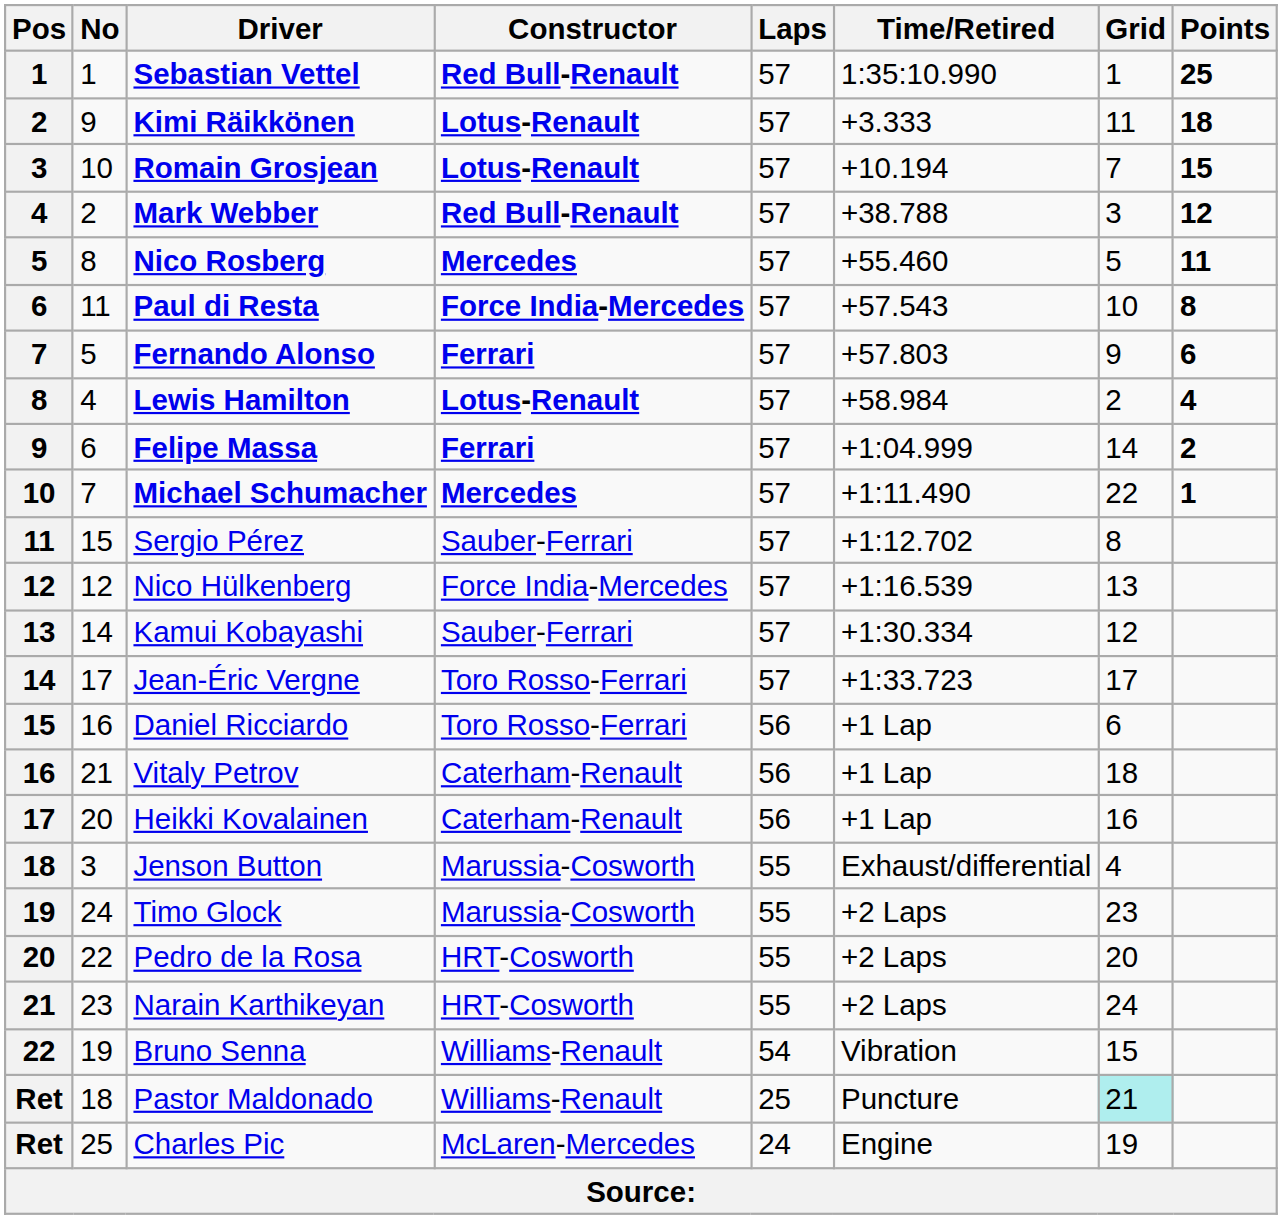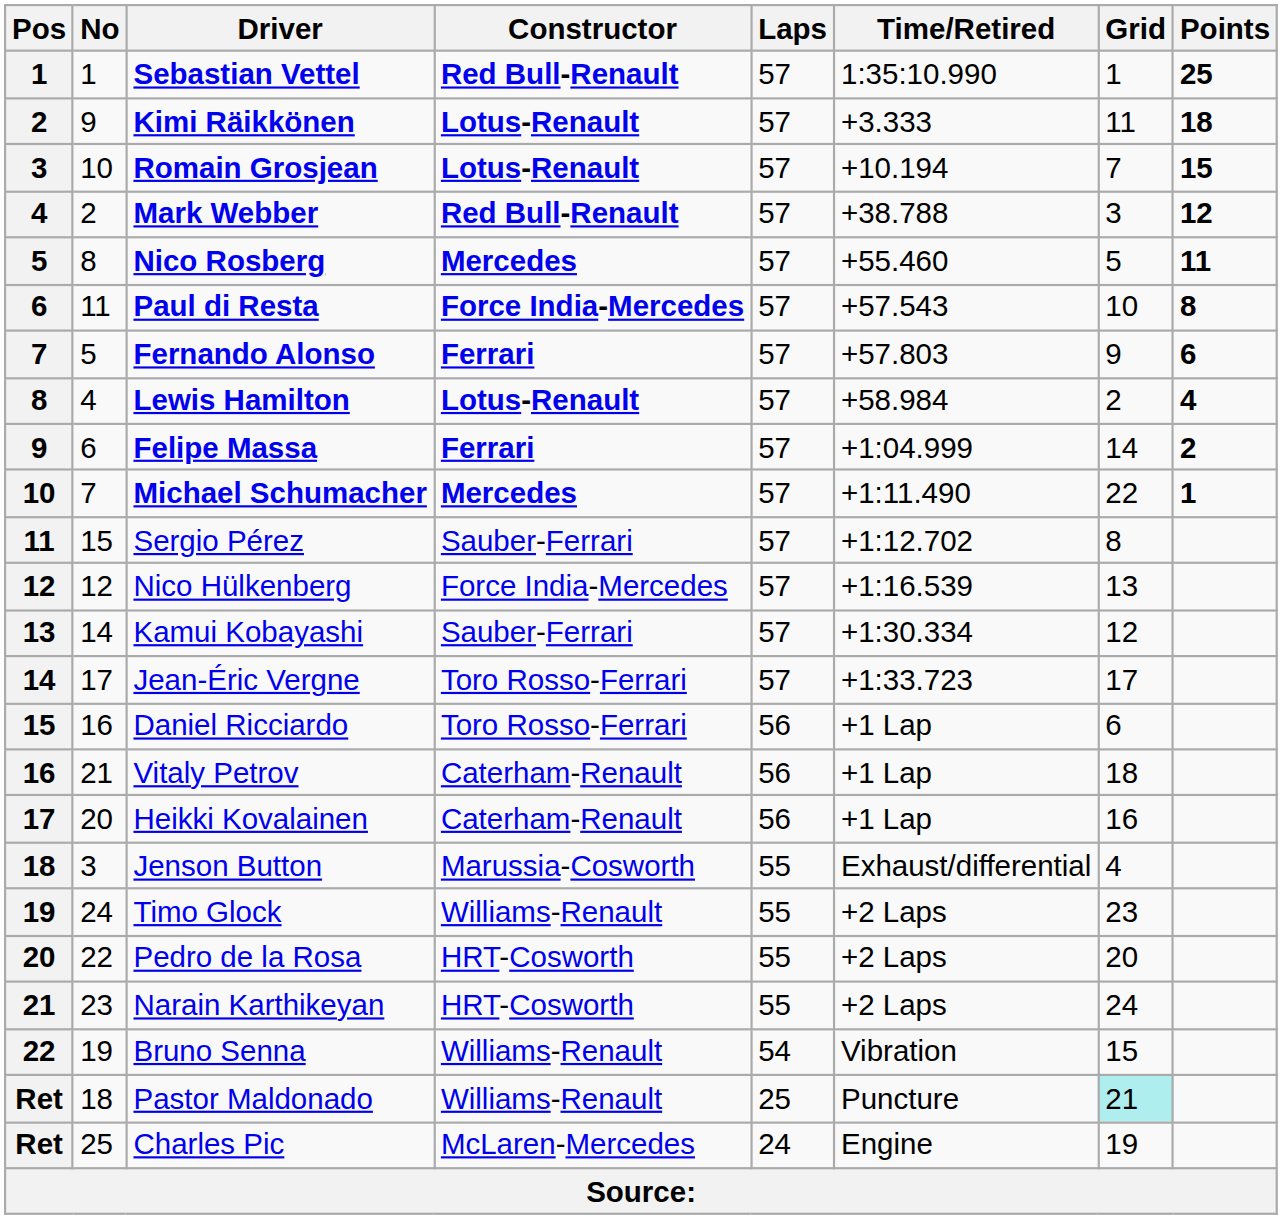(568, 912) Marussia-Cosworth -> (552, 912) Williams-Renault
